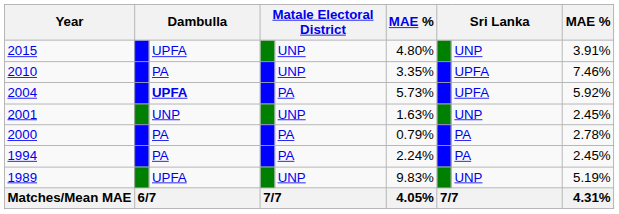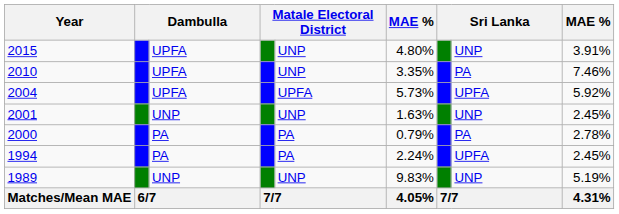(160, 72) PA -> (169, 72) UPFA
(472, 72) UPFA -> (463, 72) PA
(170, 93) bold -> (169, 93) normal
(286, 93) PA -> (295, 93) UPFA
(463, 156) PA -> (472, 156) UPFA
(169, 177) UPFA -> (166, 177) UNP
